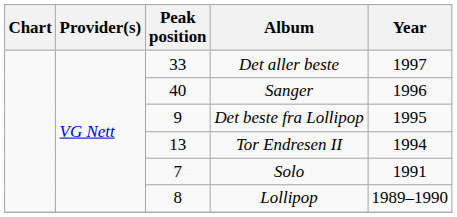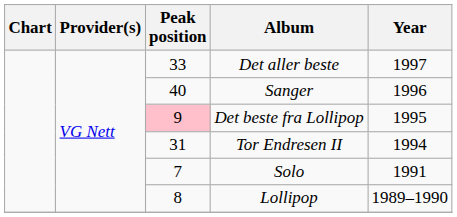(178, 117) no background -> (178, 117) pink background
(178, 144) 13 -> (178, 144) 31
